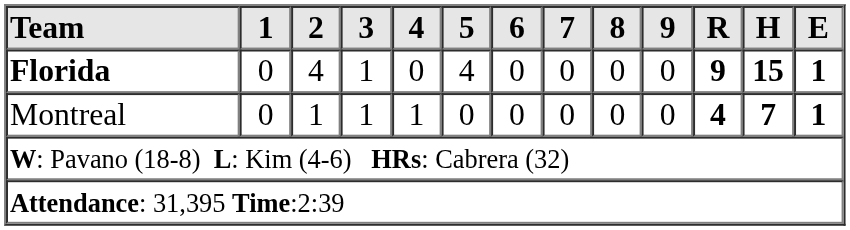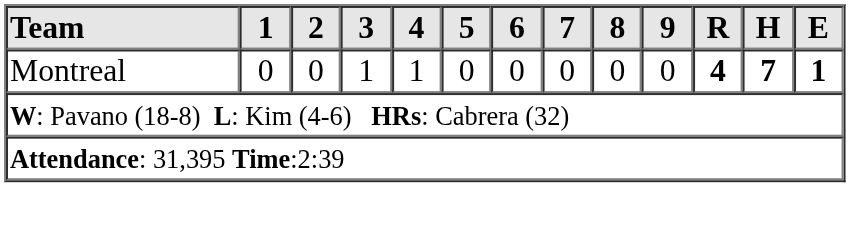- row: (60, 70)
(316, 114) 1 -> (316, 70) 0
